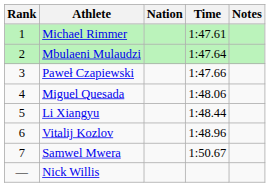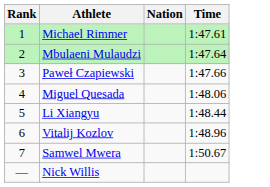- column: (247, 14)
